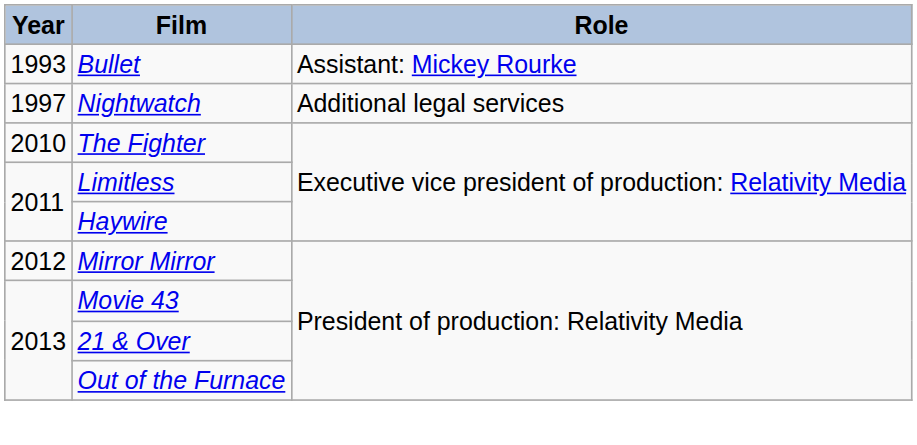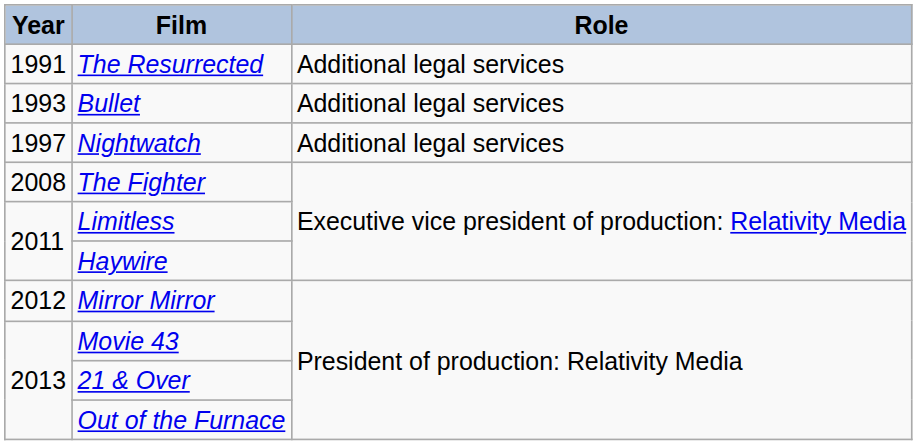+ row: (170, 64)
(437, 64) Assistant: Mickey Rourke -> (431, 104) Additional legal services
(38, 143) 2010 -> (38, 183) 2008
